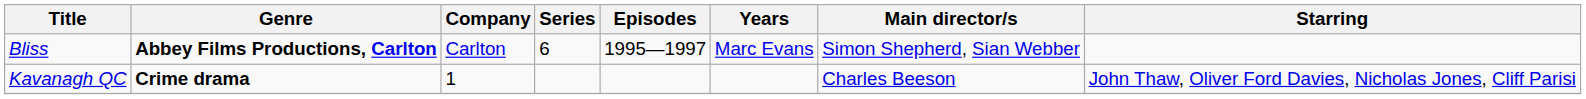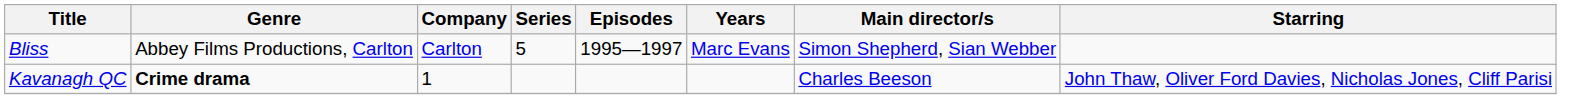(286, 49) bold -> (274, 49) normal
(545, 49) 6 -> (521, 49) 5
